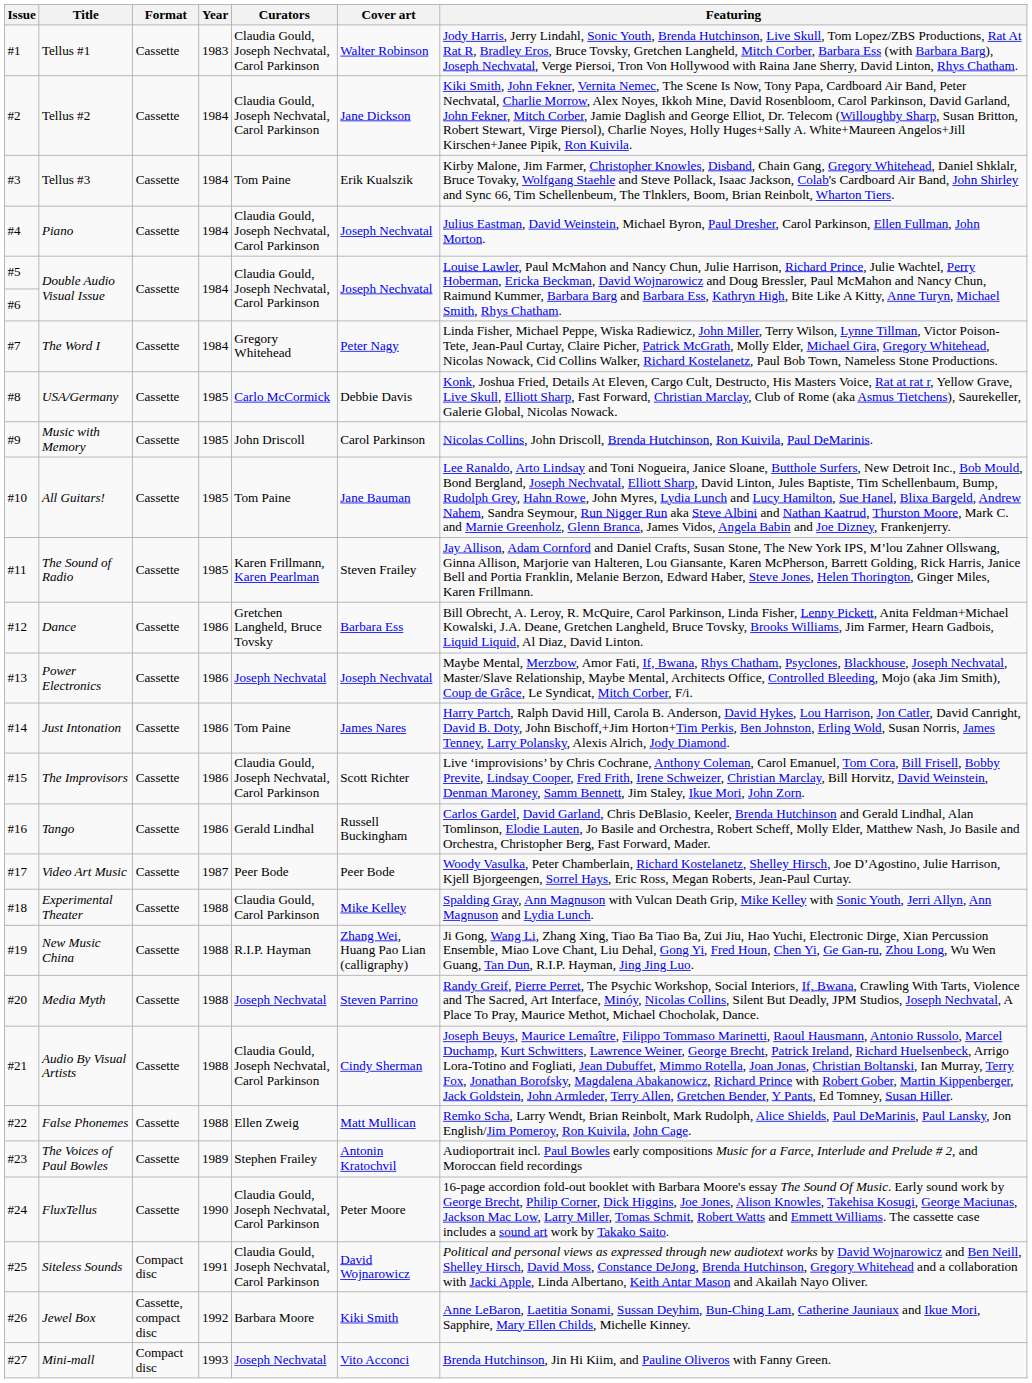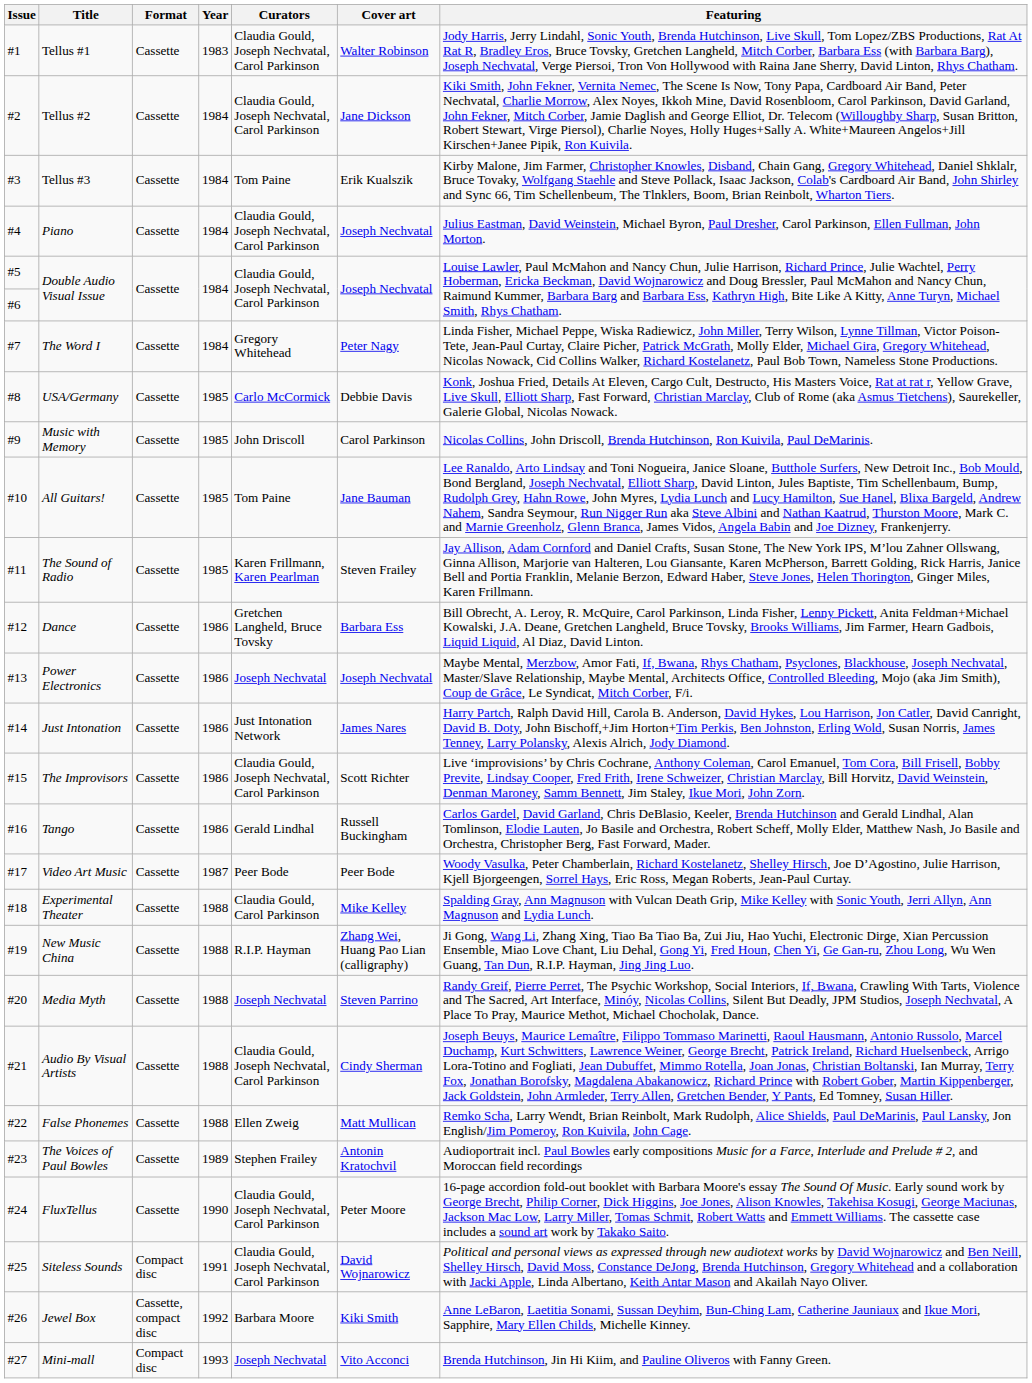(262, 728) Tom Paine -> (273, 728) Just Intonation Network
